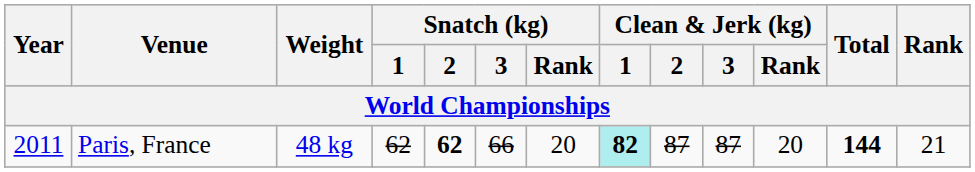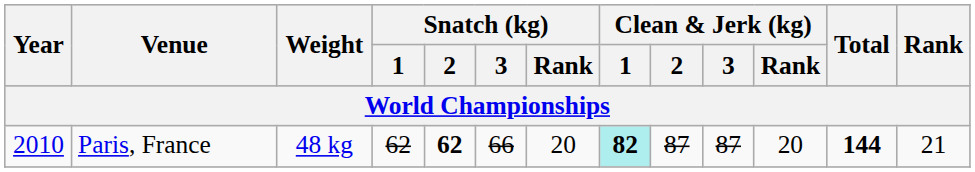(38, 145) 2011 -> (38, 145) 2010
